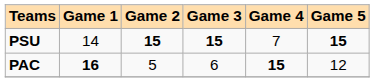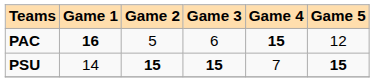rows swapped: (25, 40) <-> (24, 64)
